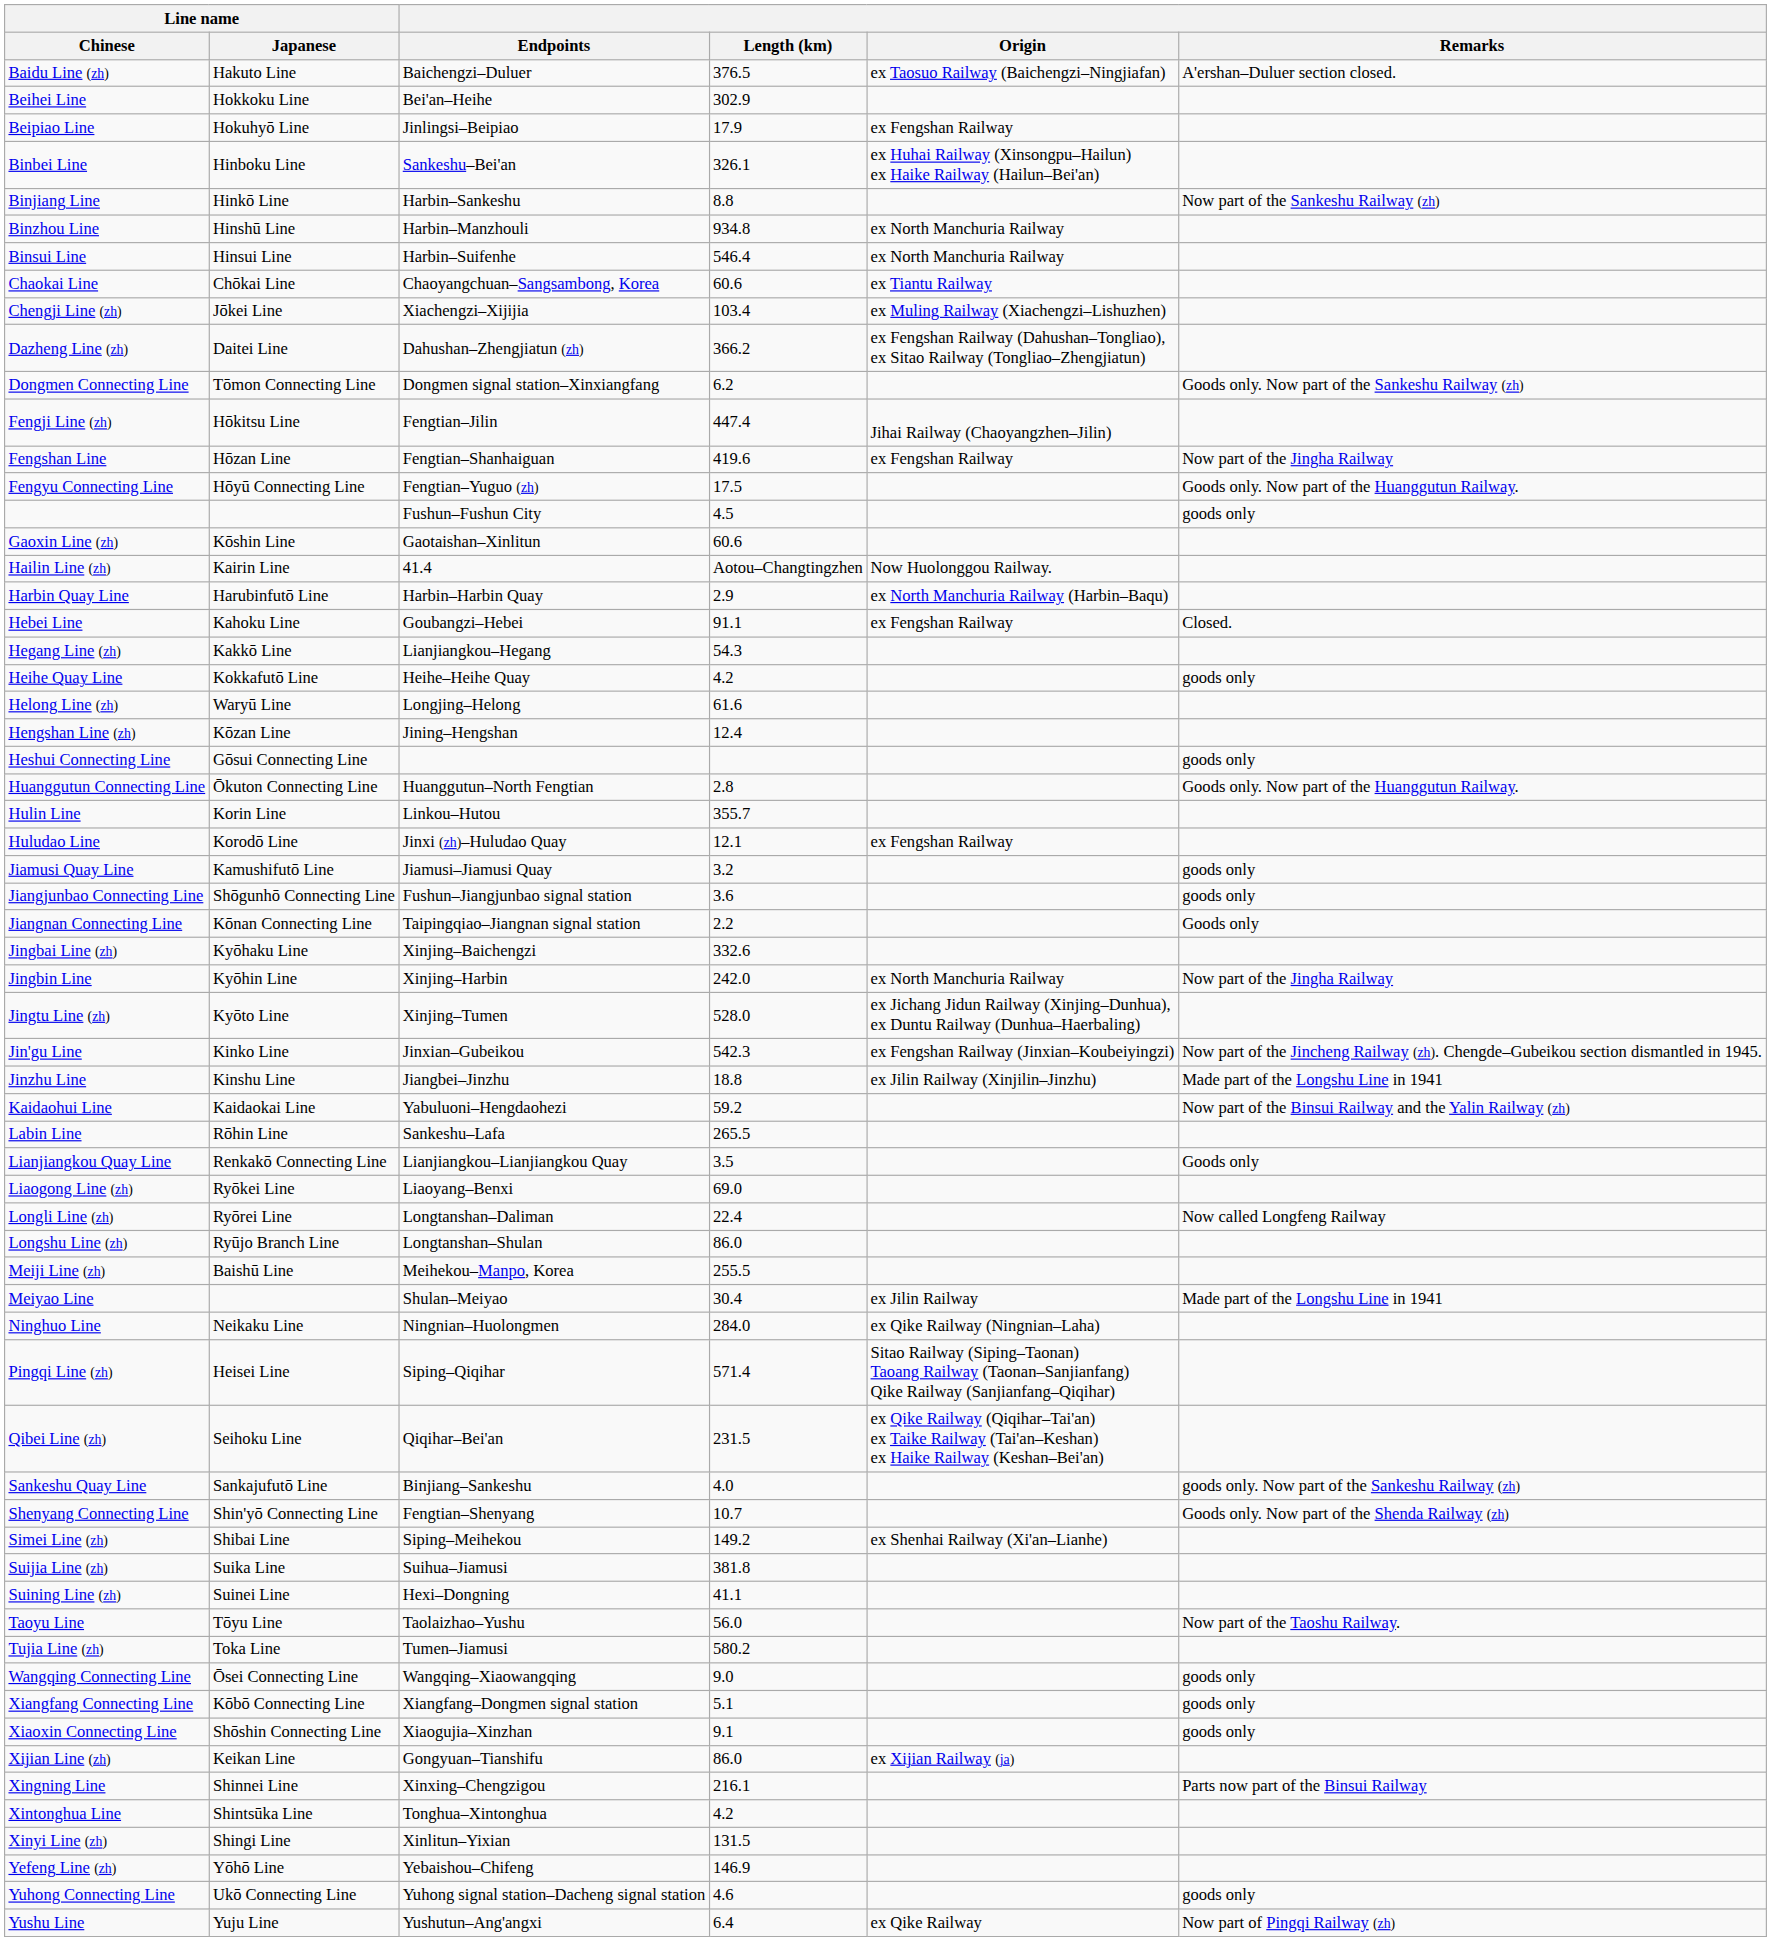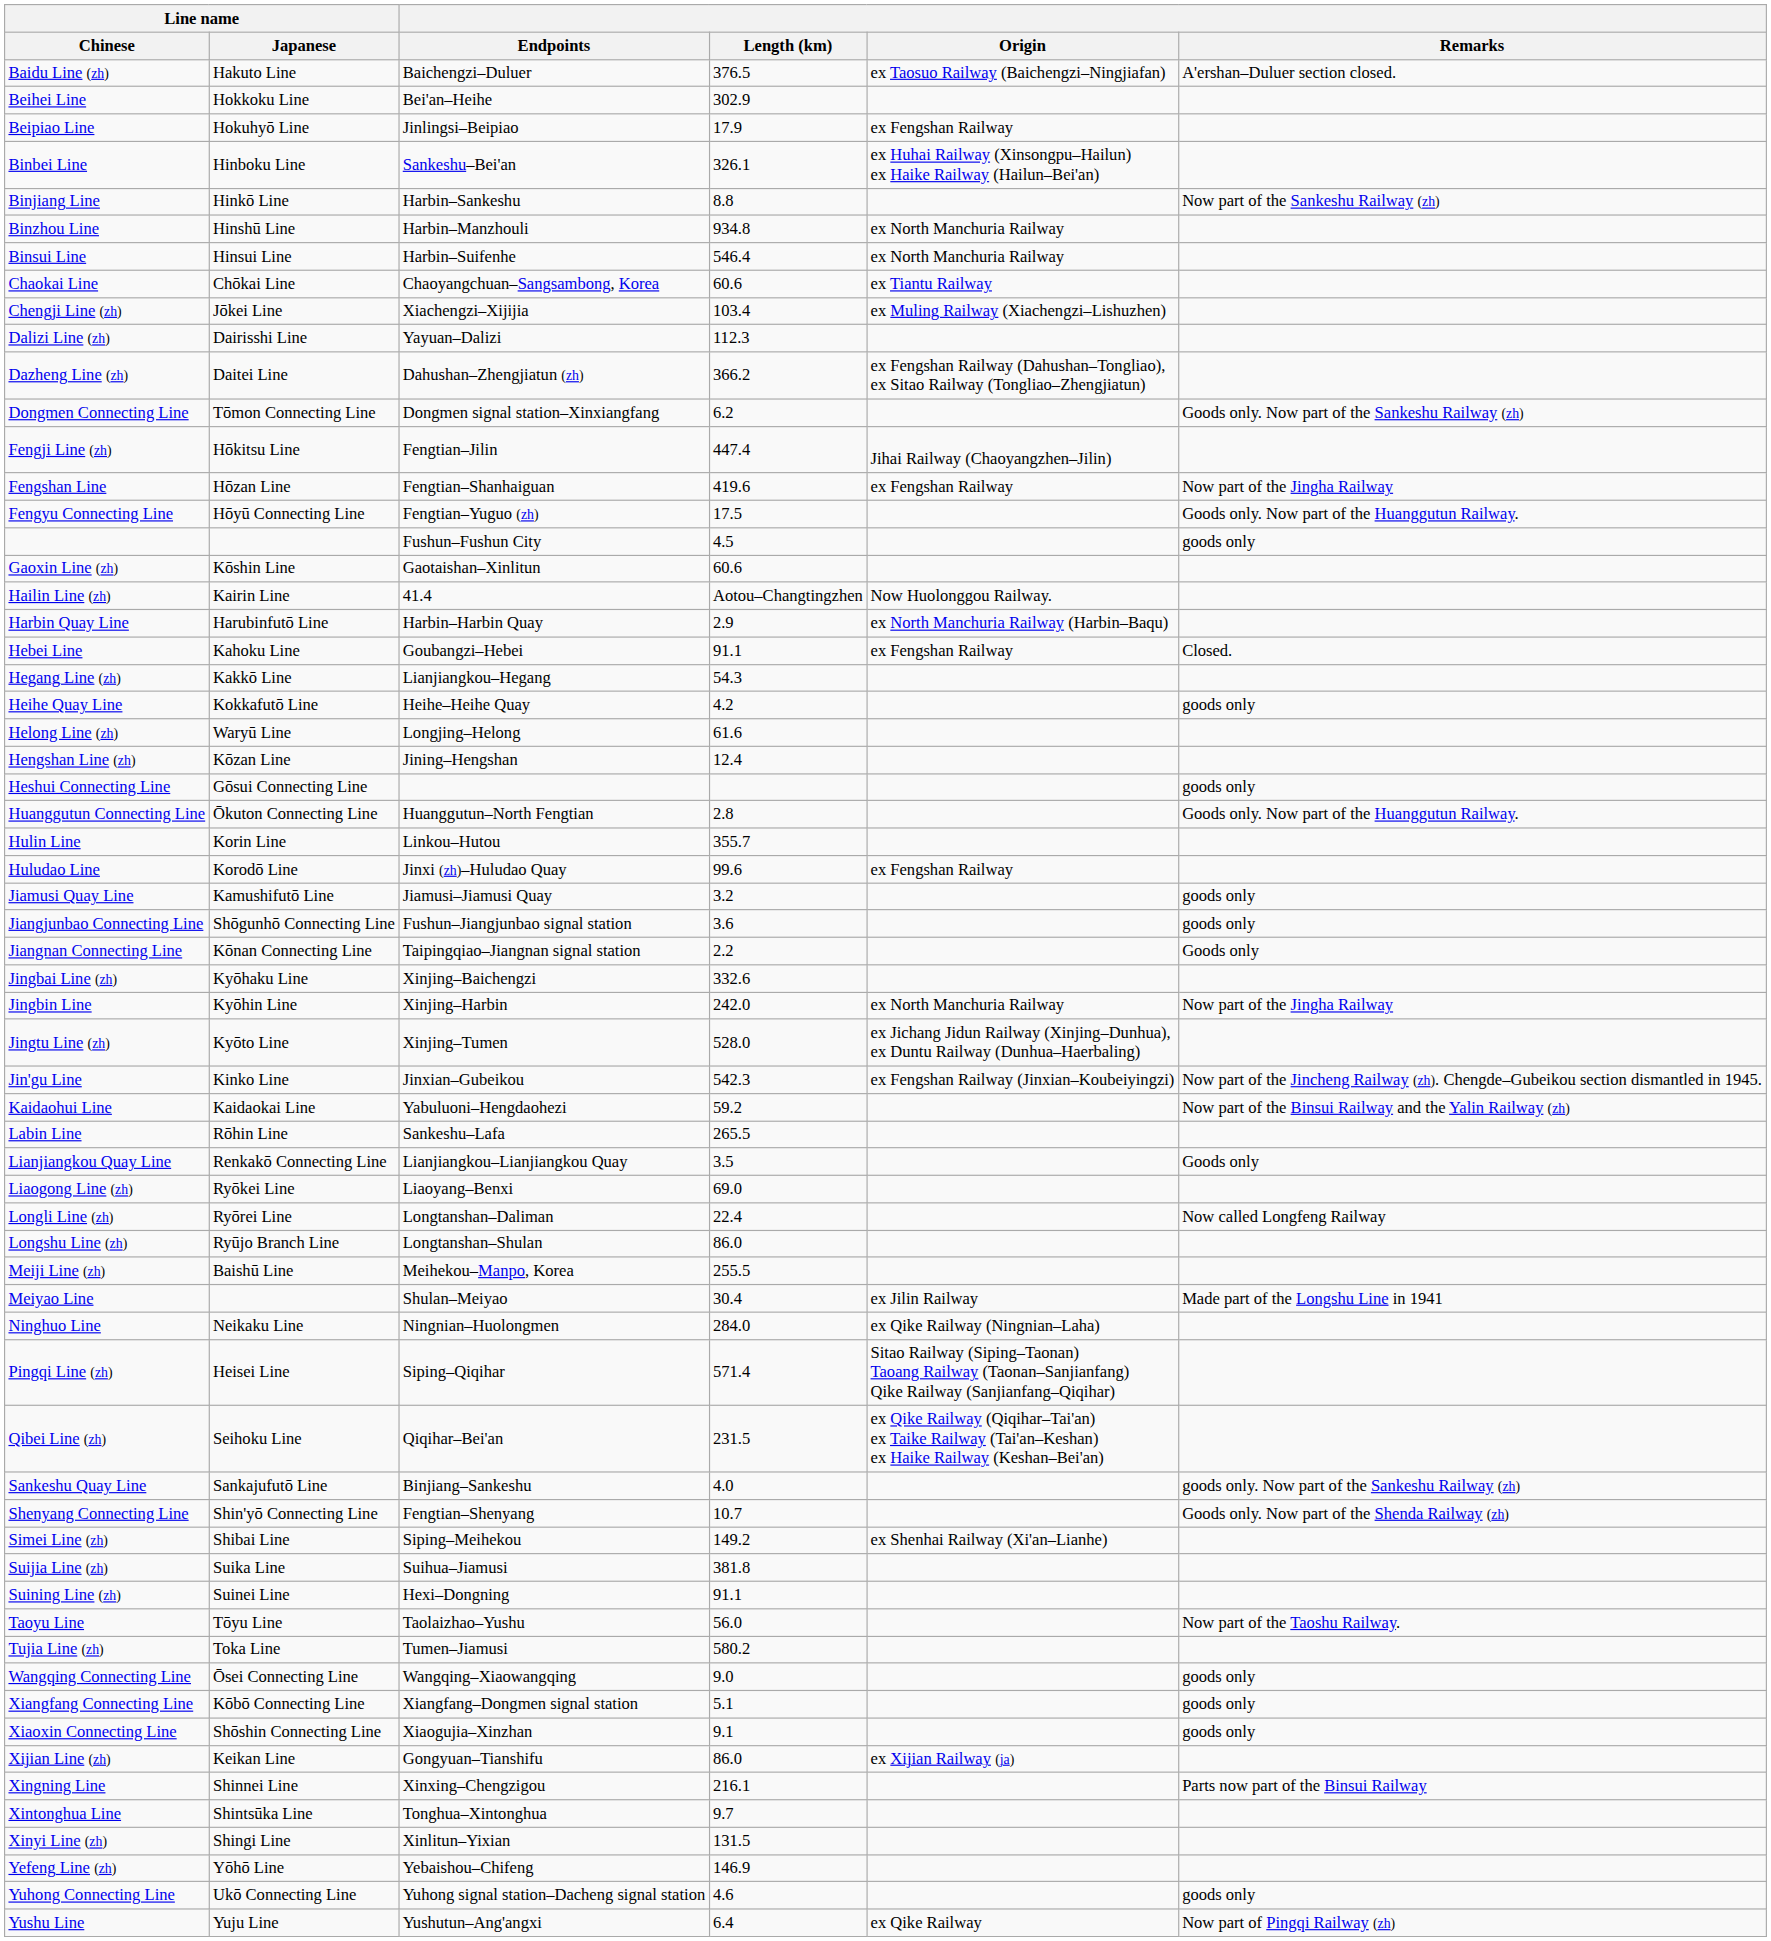+ row: (59, 338)
(727, 841) 12.1 -> (727, 869) 99.6
- row: (47, 1079)
(727, 1595) 41.1 -> (727, 1595) 91.1
(723, 1813) 4.2 -> (723, 1813) 9.7
